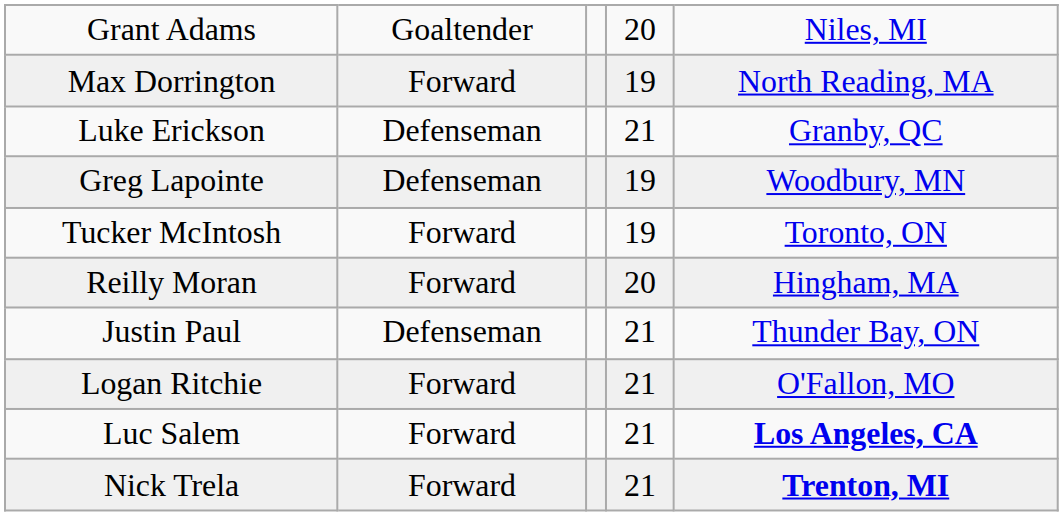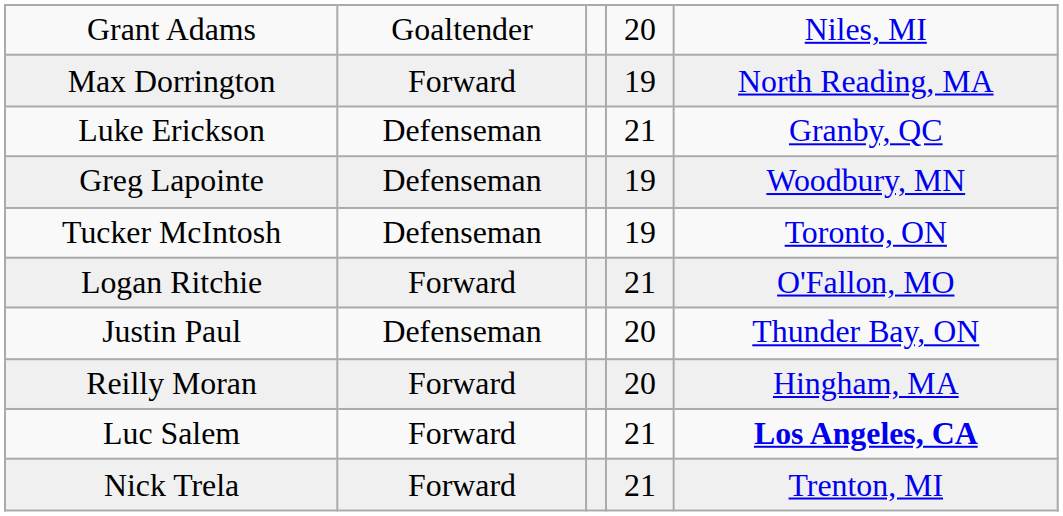(462, 231) Forward -> (462, 231) Defenseman
rows swapped: (172, 282) <-> (172, 383)
(640, 332) 21 -> (640, 332) 20
(866, 484) bold -> (866, 484) normal
